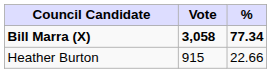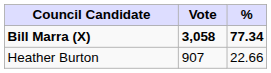(193, 57) 915 -> (193, 57) 907
